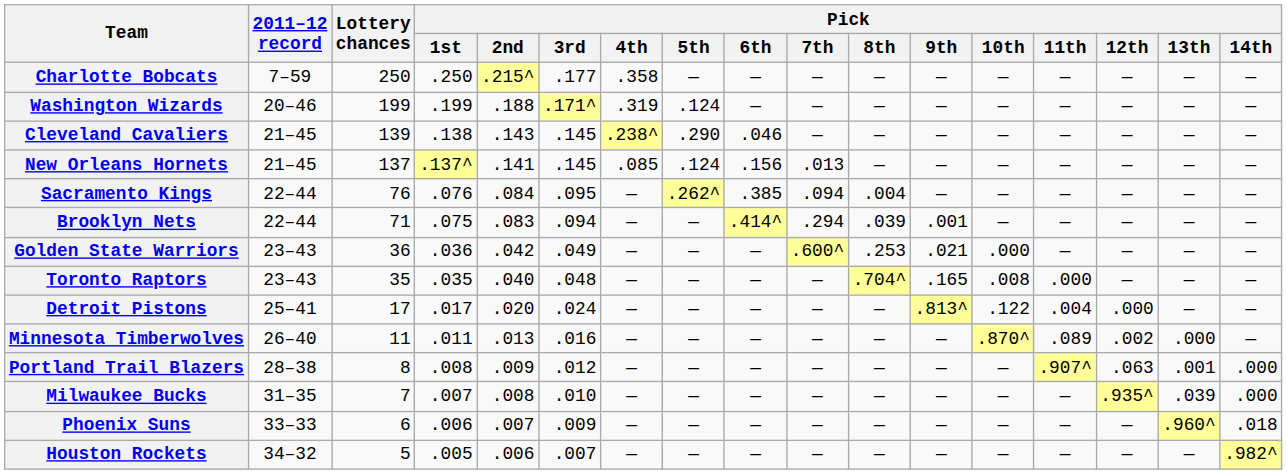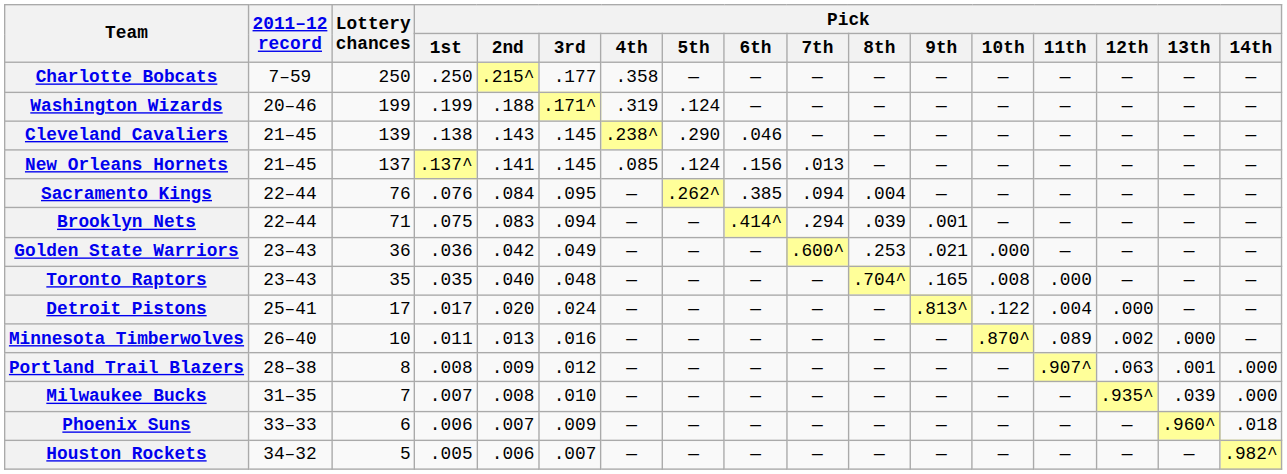(400, 338) 11 -> (400, 338) 10
